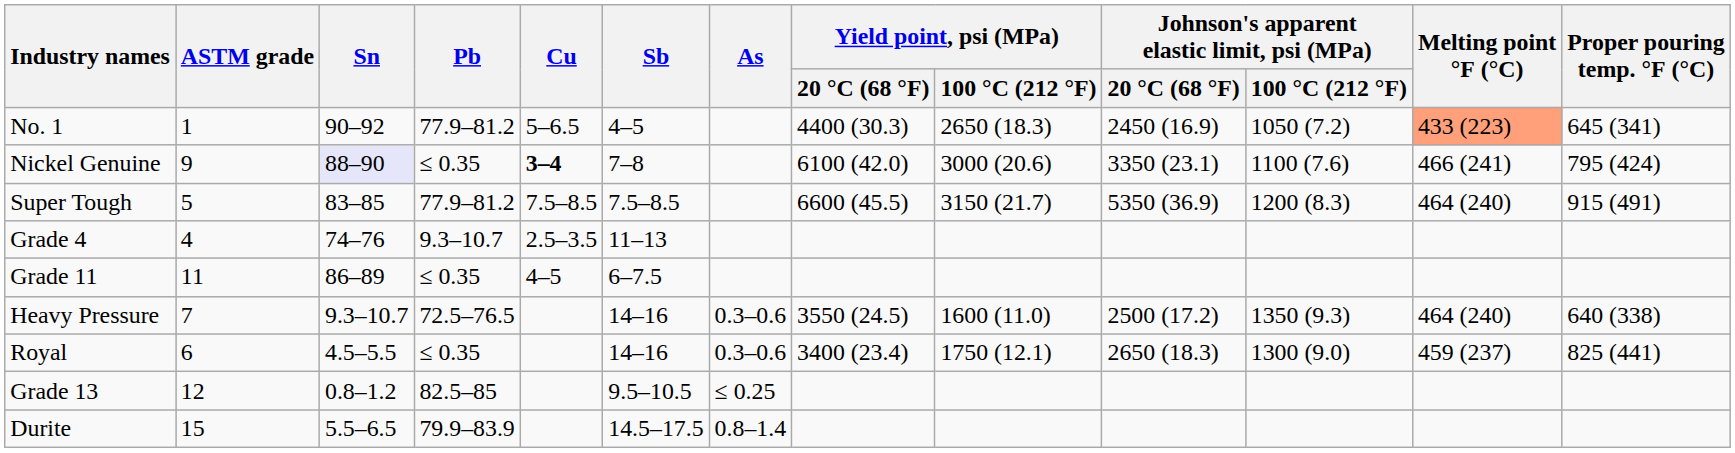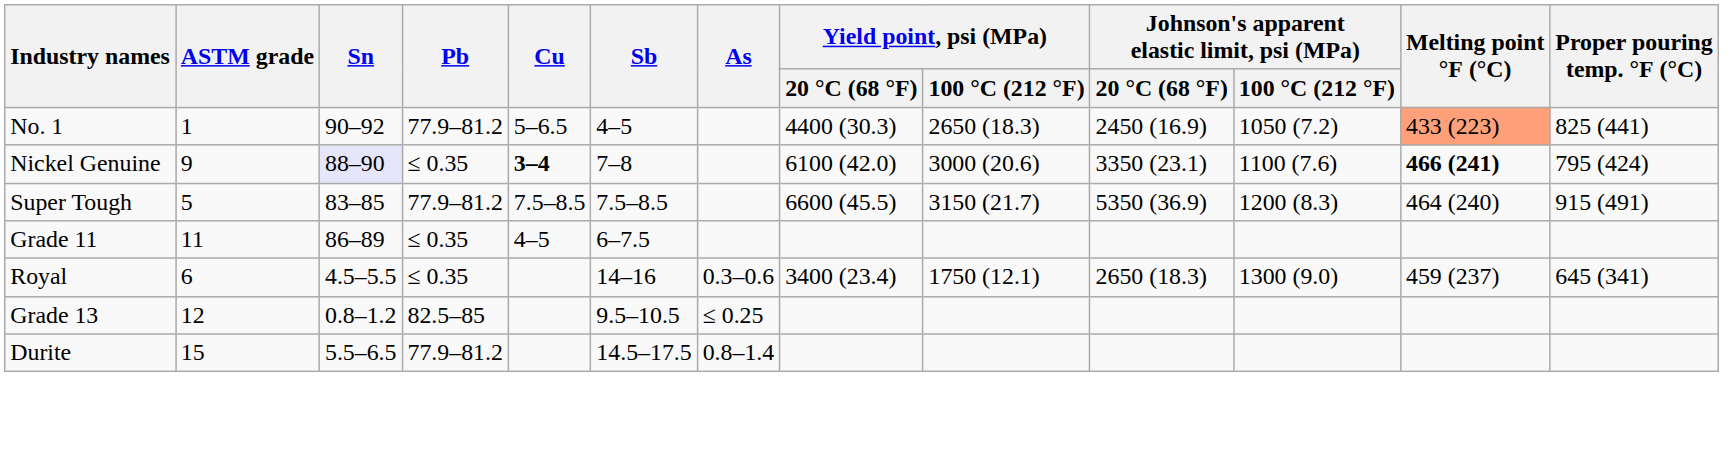(1614, 125) 645 (341) -> (1602, 125) 825 (441)
(1465, 163) normal -> (1453, 163) bold
- row: (48, 239)
- row: (85, 314)
(1614, 352) 825 (441) -> (1602, 277) 645 (341)
(467, 428) 79.9–83.9 -> (455, 352) 77.9–81.2
